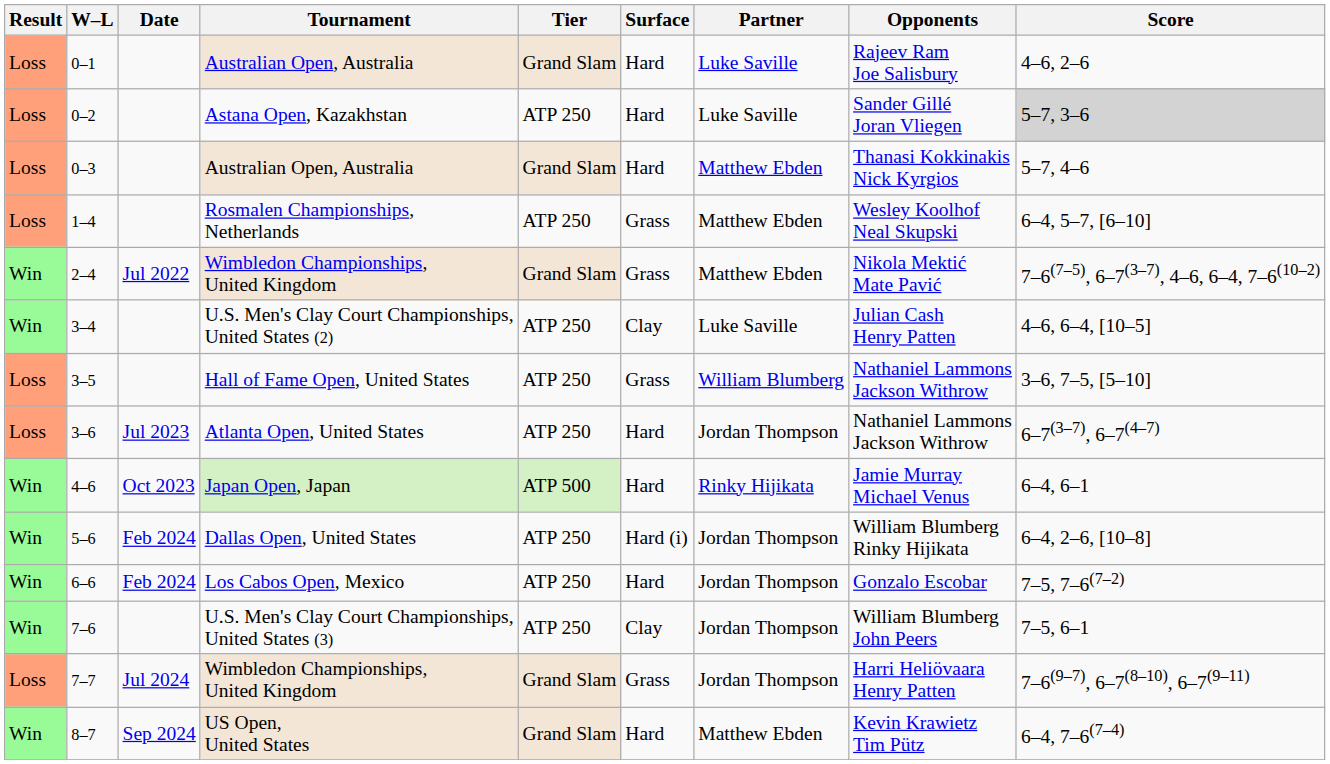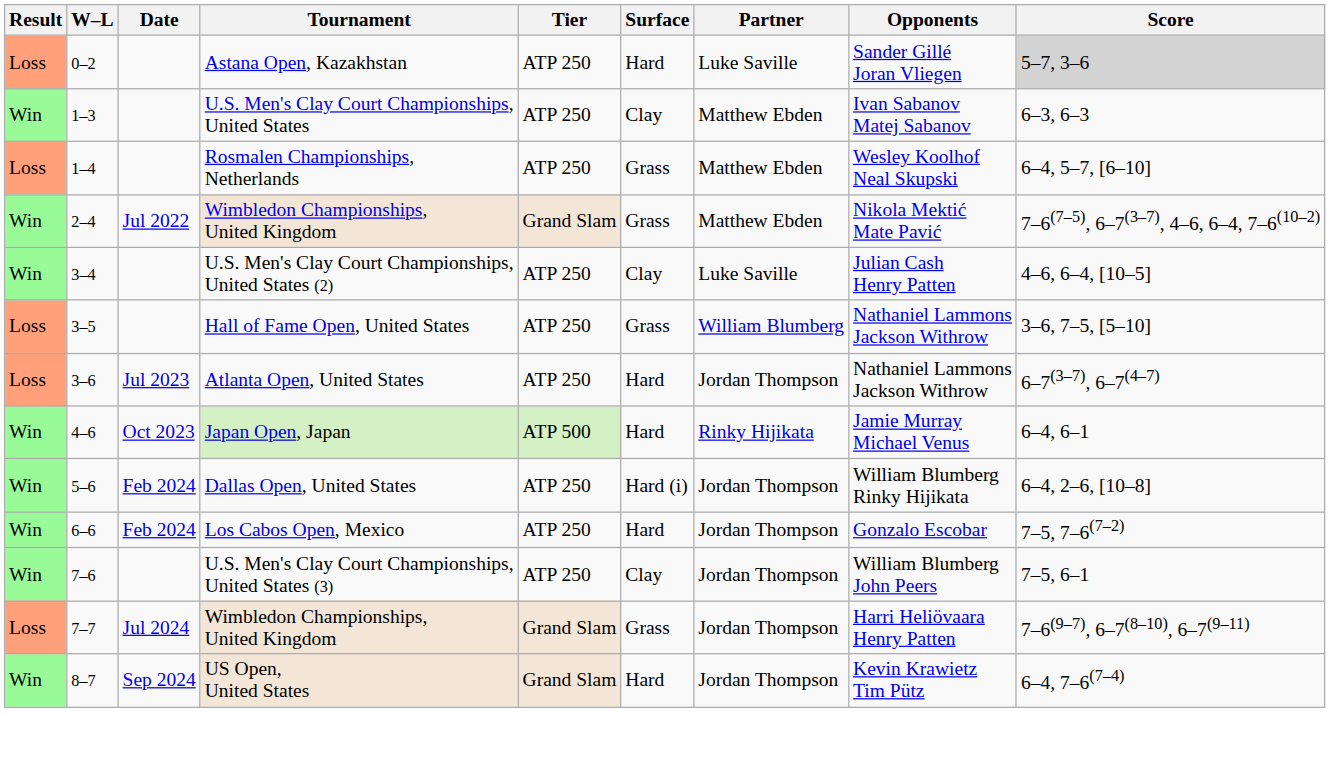- row: (83, 63)
- row: (83, 168)
+ row: (83, 116)
(760, 733) Matthew Ebden -> (768, 680) Jordan Thompson
